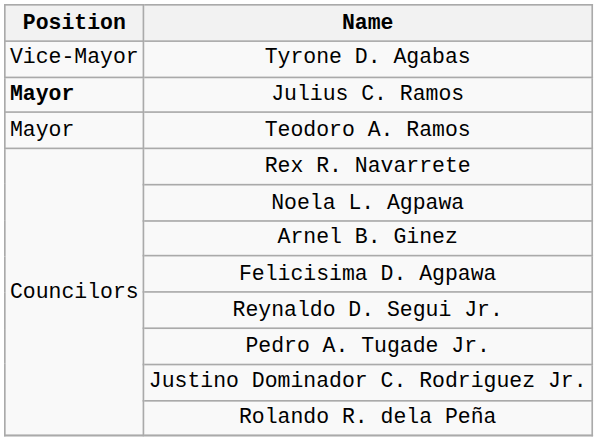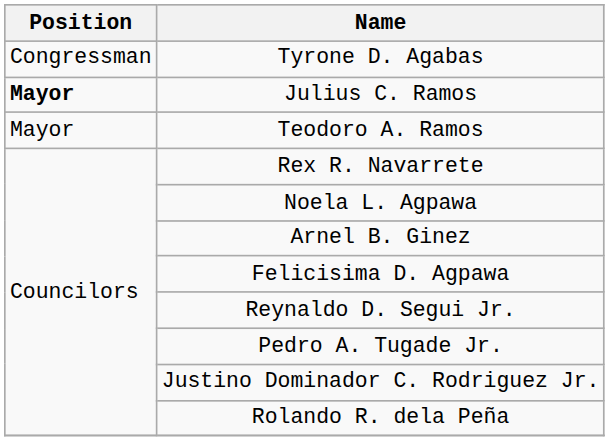(74, 58) Vice-Mayor -> (81, 58) Congressman
